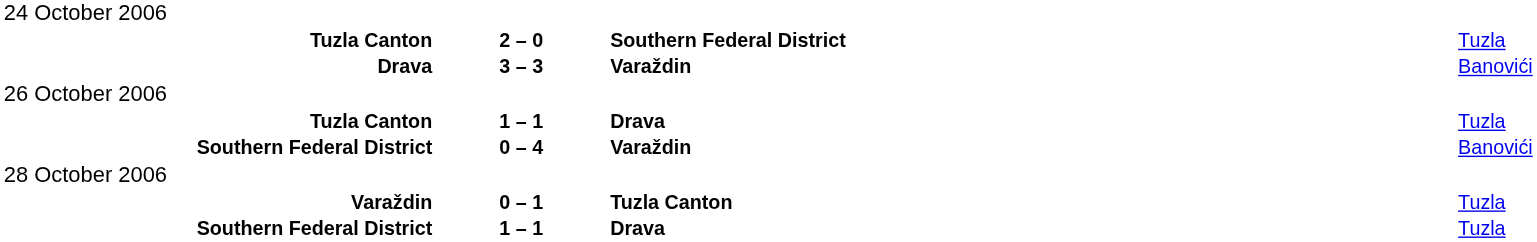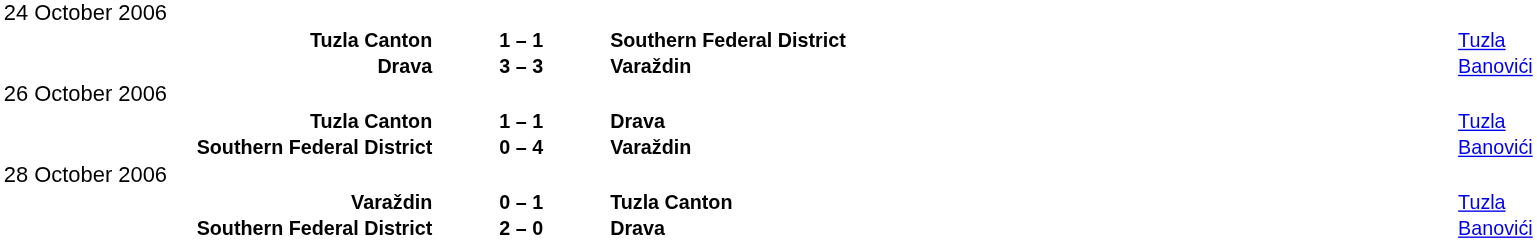(521, 41) 2 – 0 -> (521, 41) 1 – 1
(521, 228) 1 – 1 -> (521, 228) 2 – 0
(1482, 228) Tuzla -> (1495, 228) Banovići
